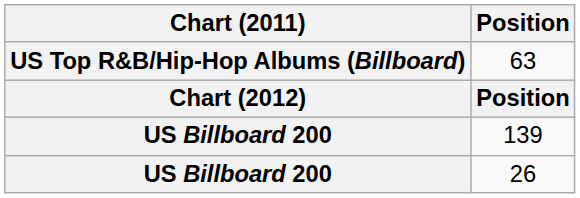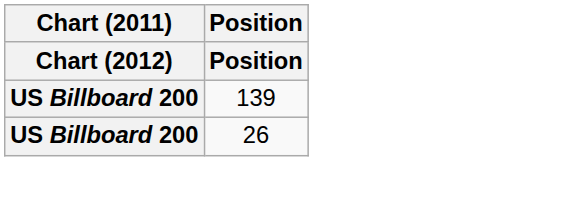- row: (523, 60)
